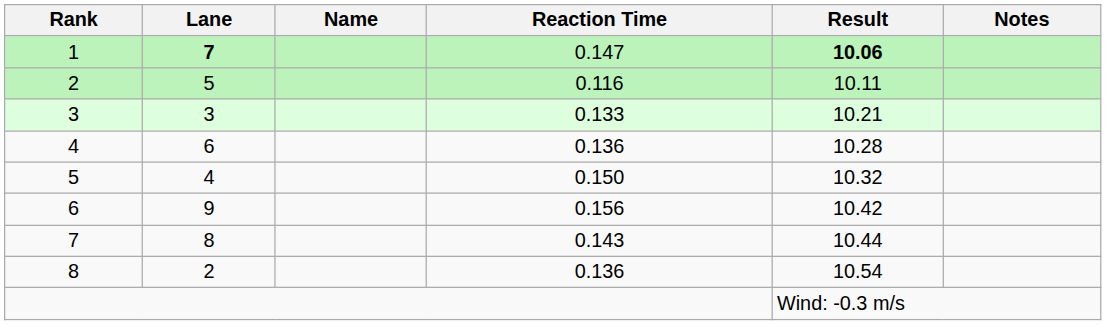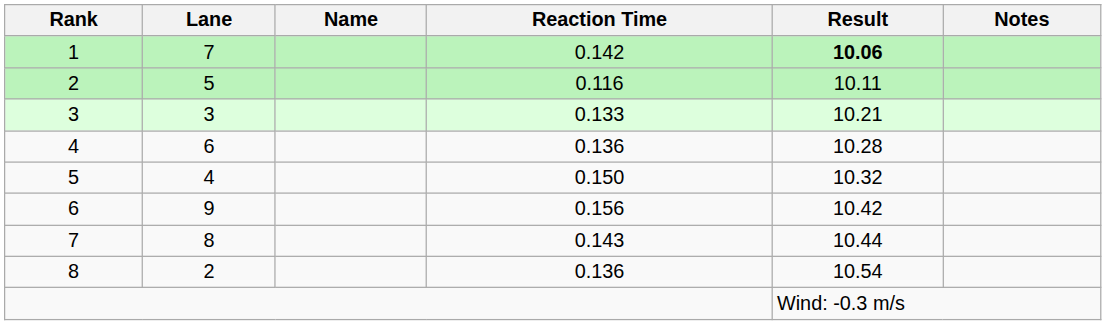(209, 51) bold -> (209, 51) normal
(600, 51) 0.147 -> (600, 51) 0.142
